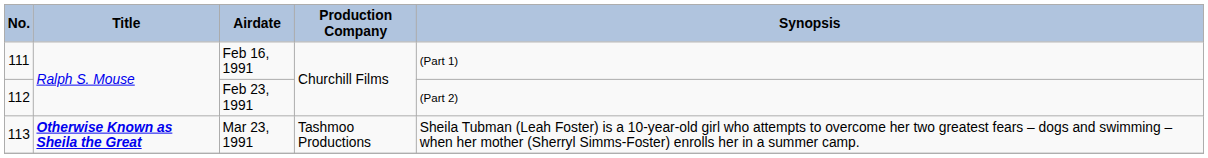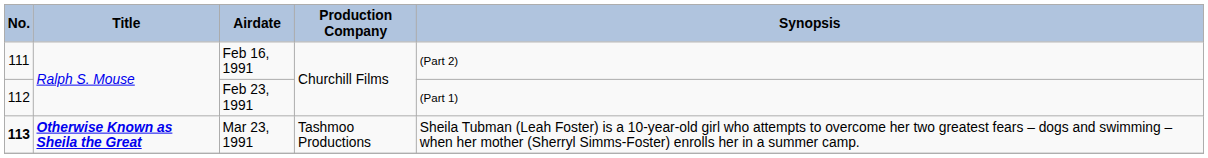(439, 62) (Part 1) -> (439, 62) (Part 2)
(439, 99) (Part 2) -> (439, 99) (Part 1)
(19, 135) normal -> (19, 135) bold
